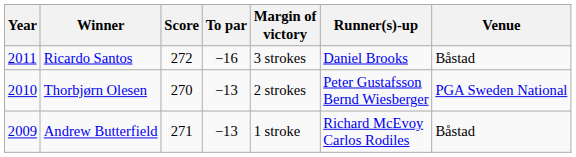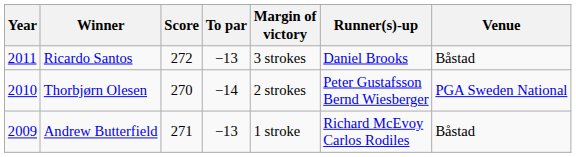(226, 58) −16 -> (226, 58) −13
(226, 90) −13 -> (226, 90) −14
